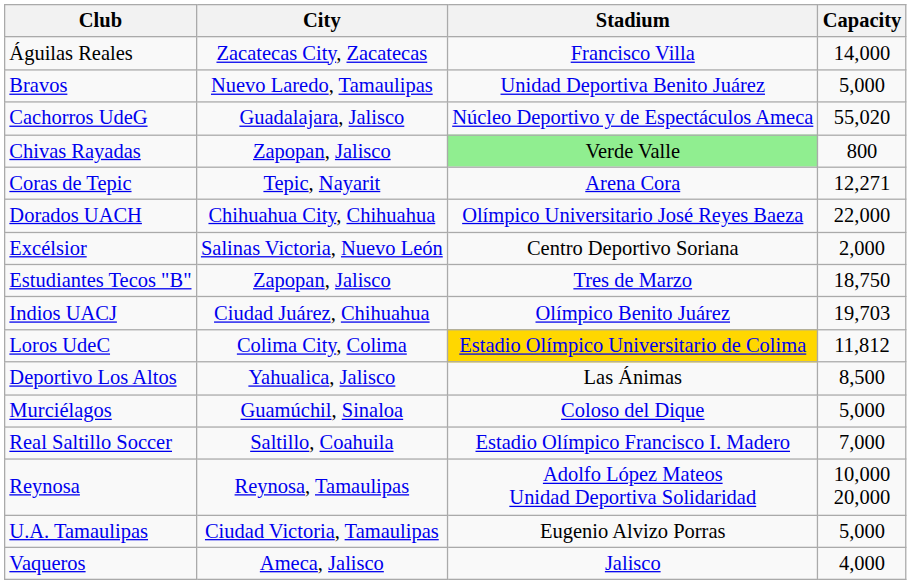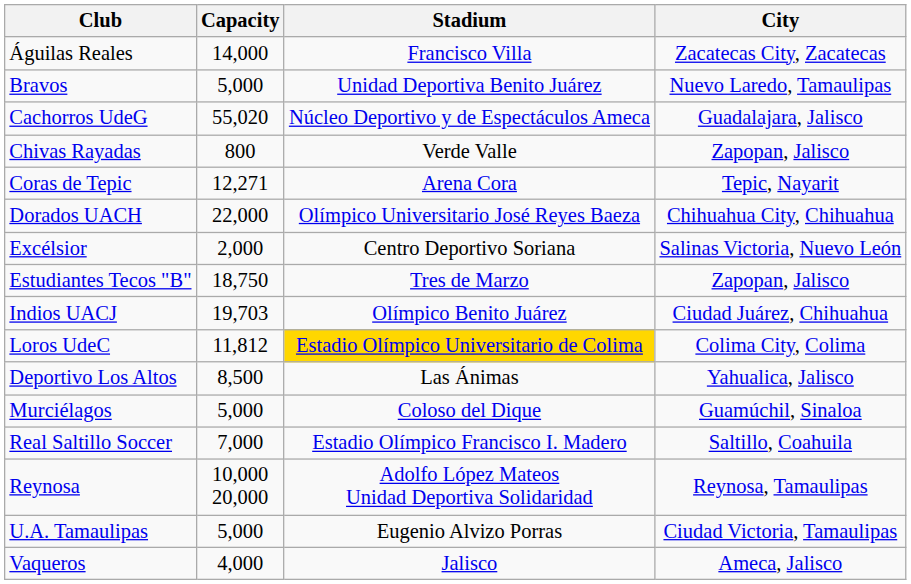columns swapped: (322, 20) <-> (862, 20)
(633, 150) lightgreen background -> (469, 150) no background
